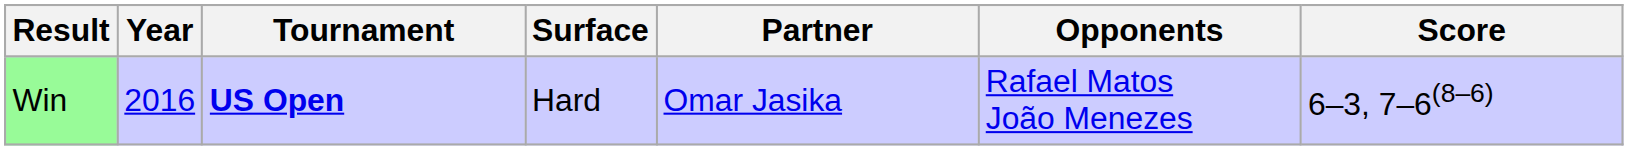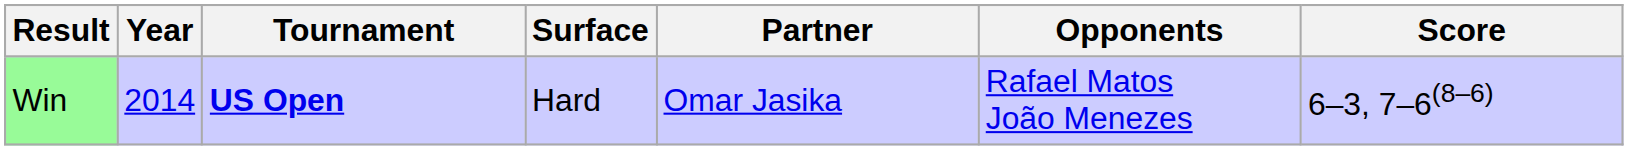(160, 99) 2016 -> (160, 99) 2014
